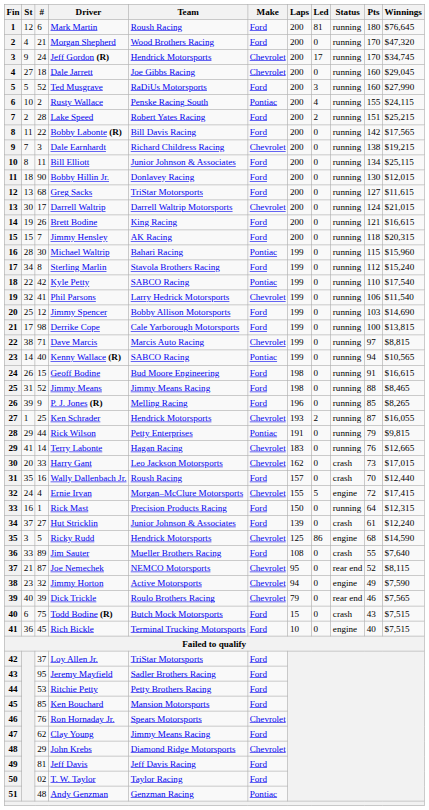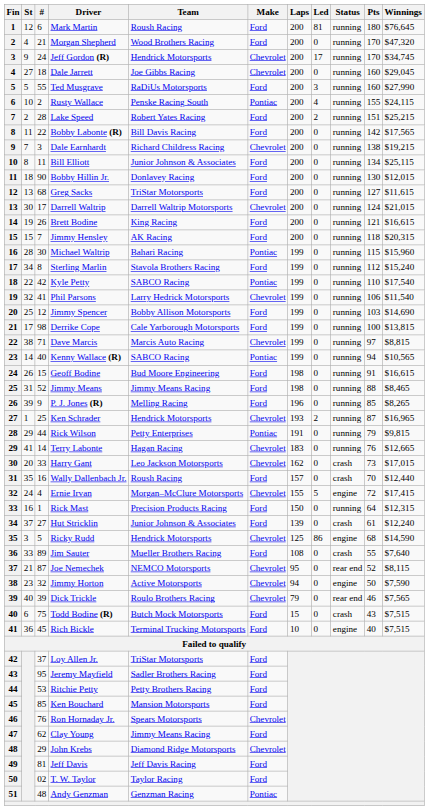(42, 87) 52 -> (42, 87) 55
(399, 418) $16,055 -> (399, 418) $16,965
(371, 583) 49 -> (371, 583) 50
